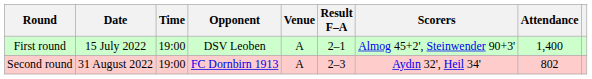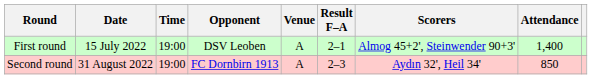(550, 64) 802 -> (550, 64) 850
